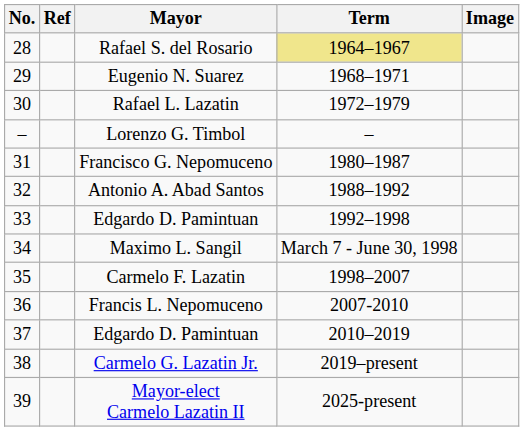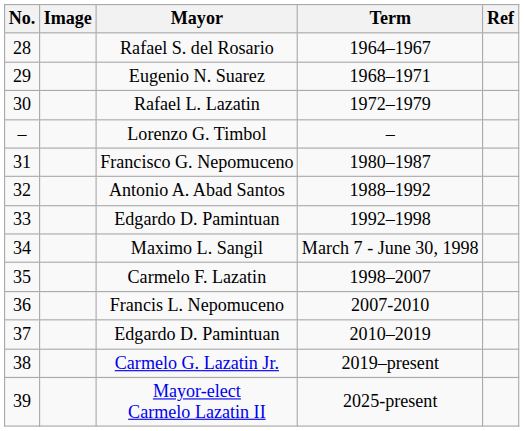columns swapped: (490, 18) <-> (57, 18)
(369, 47) khaki background -> (390, 47) no background
